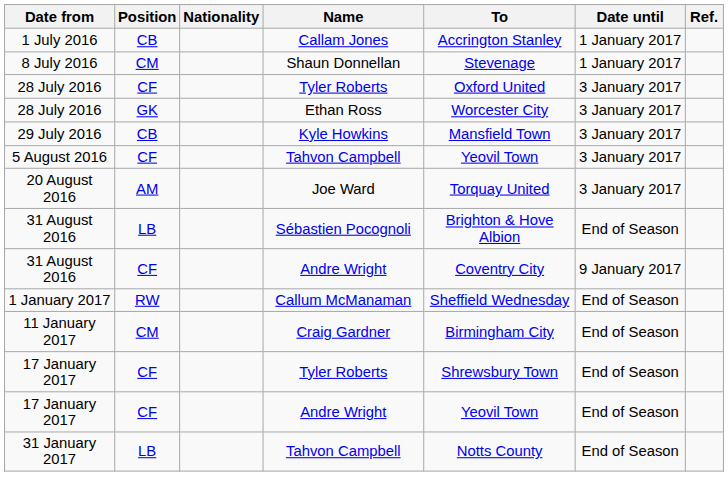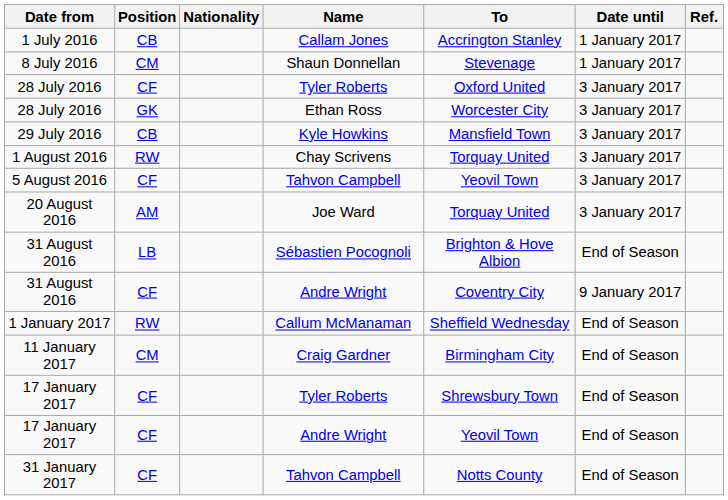+ row: (59, 157)
(147, 452) LB -> (147, 475) CF
